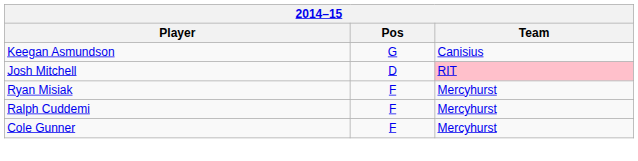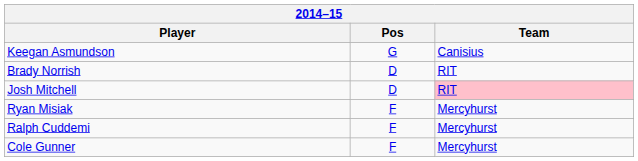+ row: (44, 71)
